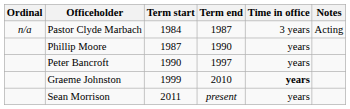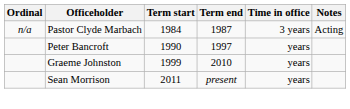- row: (77, 46)
(298, 79) bold -> (299, 63) normal
